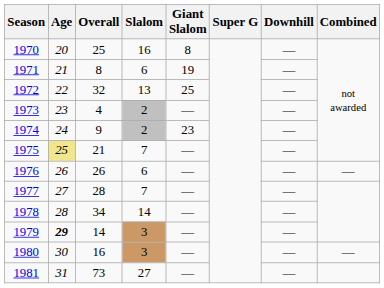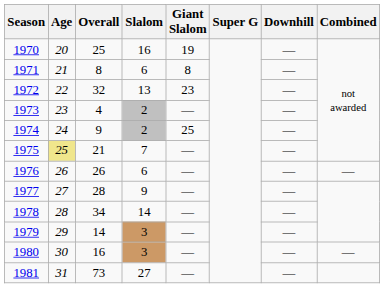(188, 49) 8 -> (188, 49) 19
(188, 69) 19 -> (188, 69) 8
(188, 89) 25 -> (188, 89) 23
(188, 130) 23 -> (188, 130) 25
(144, 191) 7 -> (144, 191) 9
(62, 232) bold -> (62, 232) normal
